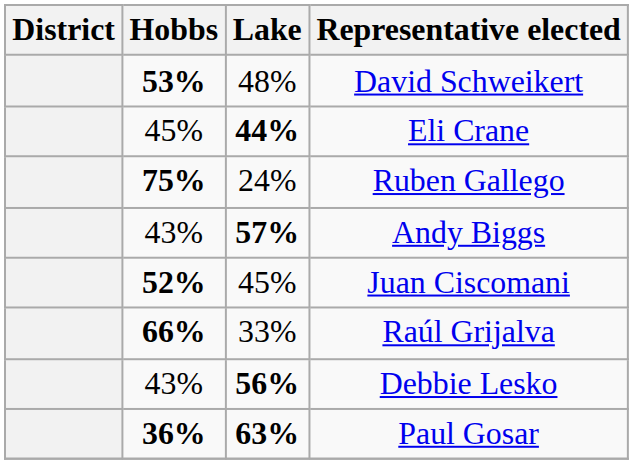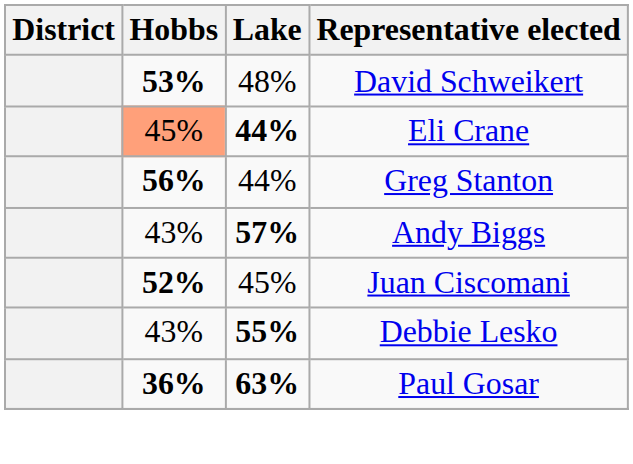(174, 130) no background -> (174, 130) lightsalmon background
- row: (469, 181)
+ row: (469, 181)
- row: (469, 332)
(267, 383) 56% -> (267, 332) 55%
